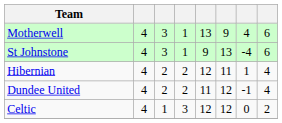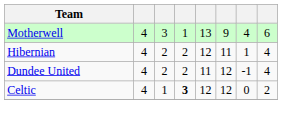- row: (38, 52)
(185, 109) normal -> (185, 90) bold
